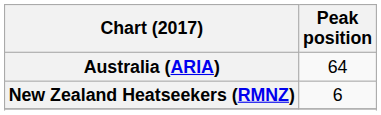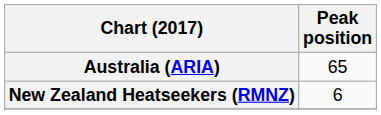(338, 66) 64 -> (338, 66) 65
